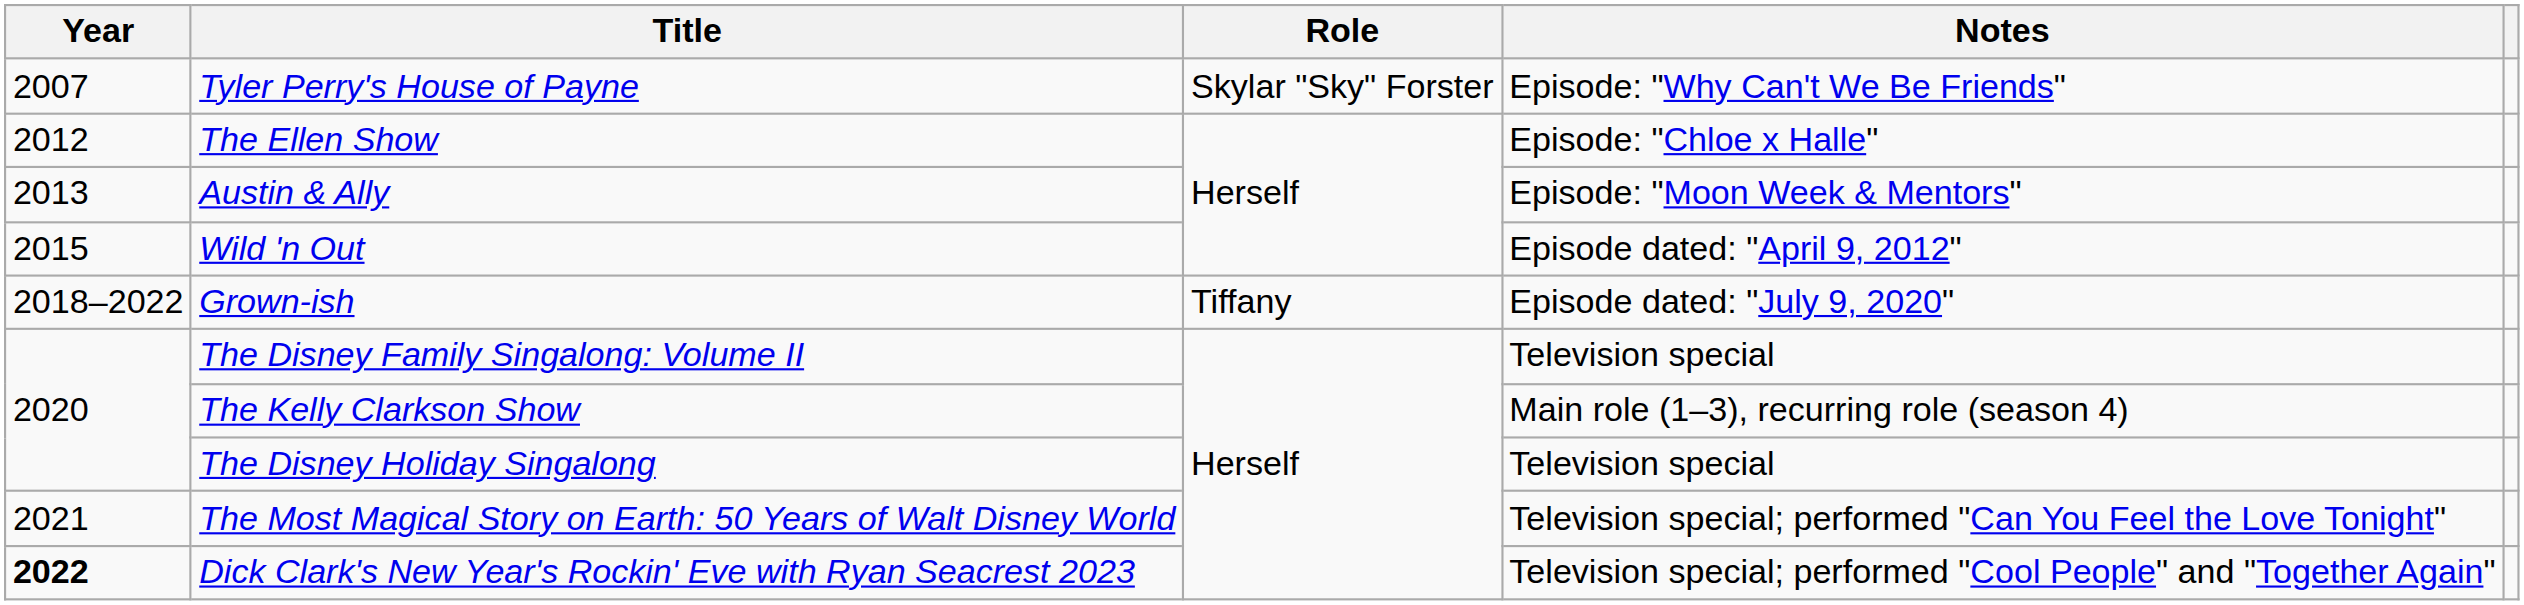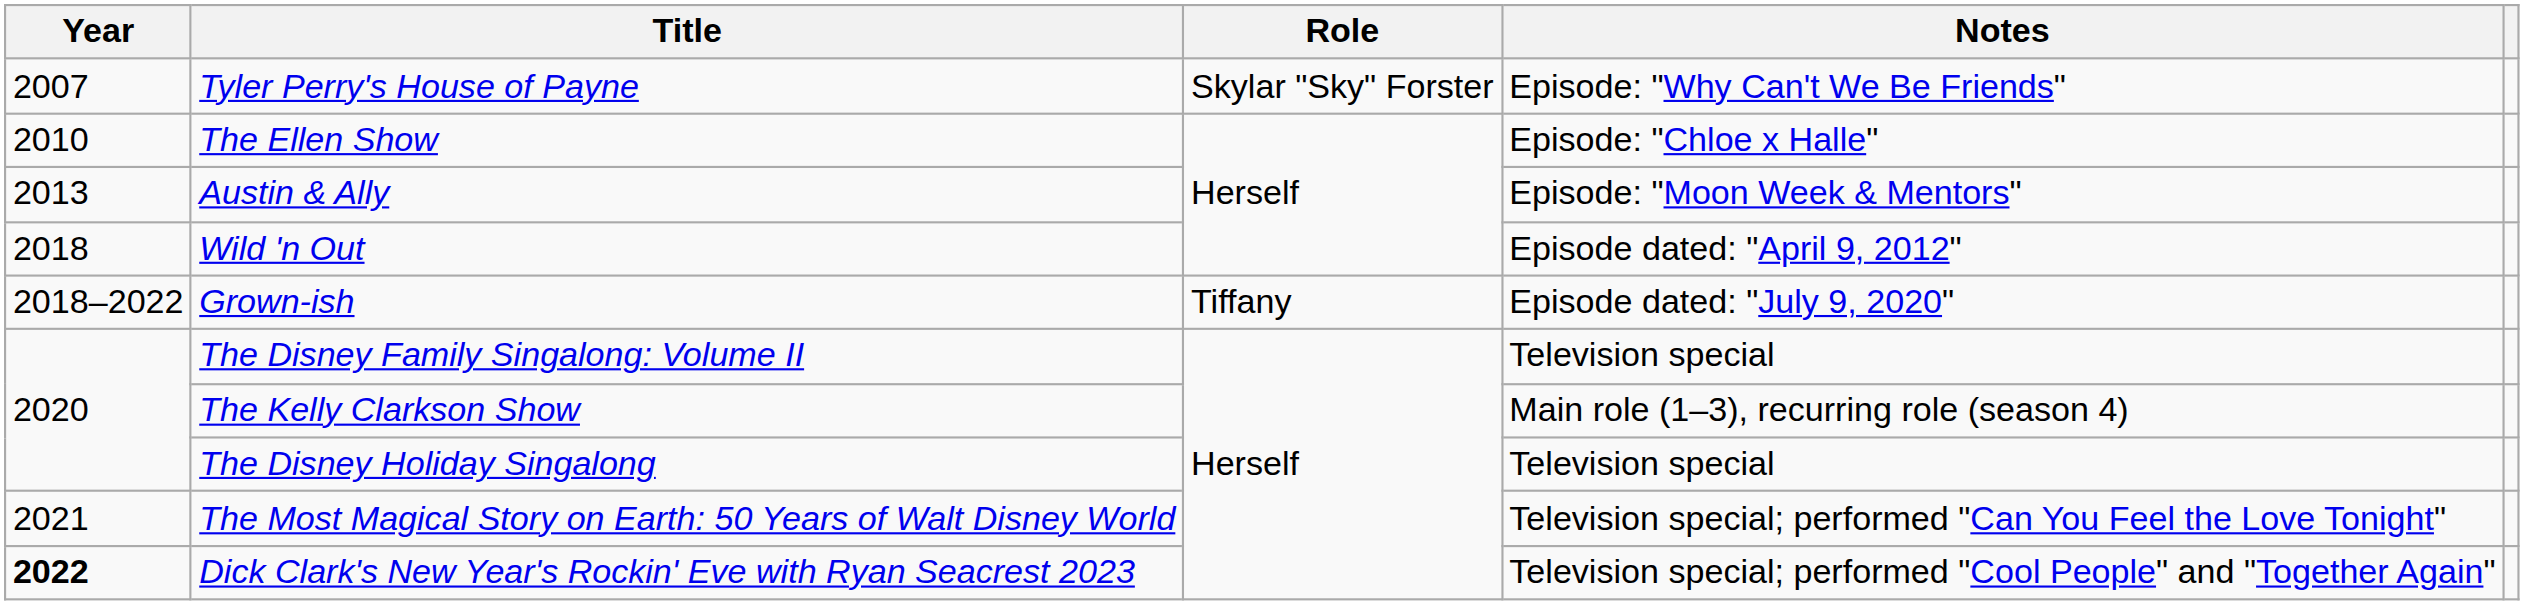(51, 139) 2012 -> (51, 139) 2010
(51, 247) 2015 -> (51, 247) 2018
